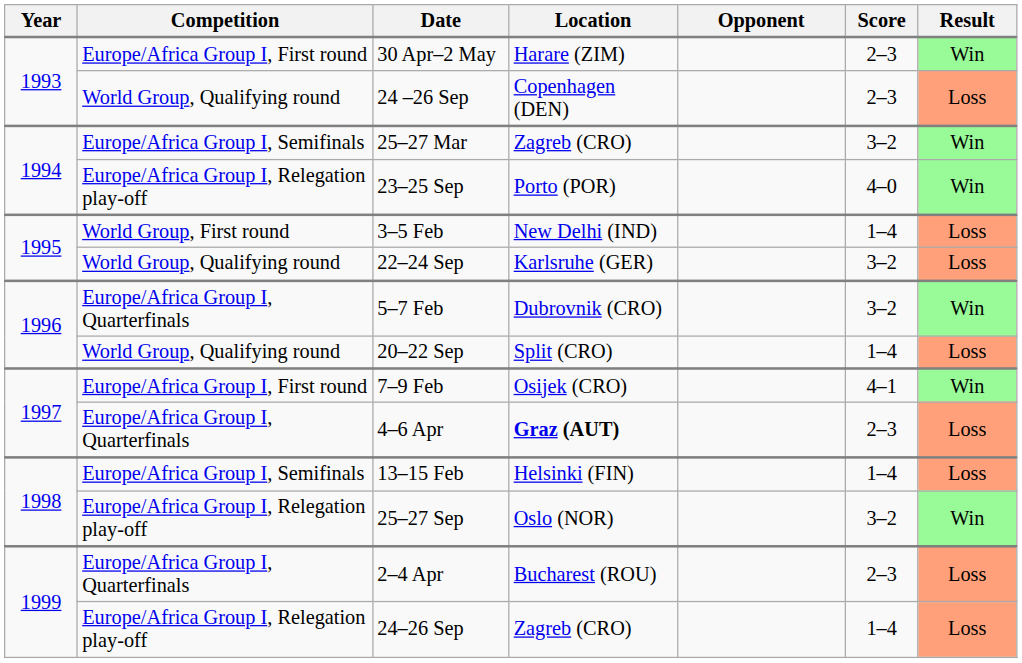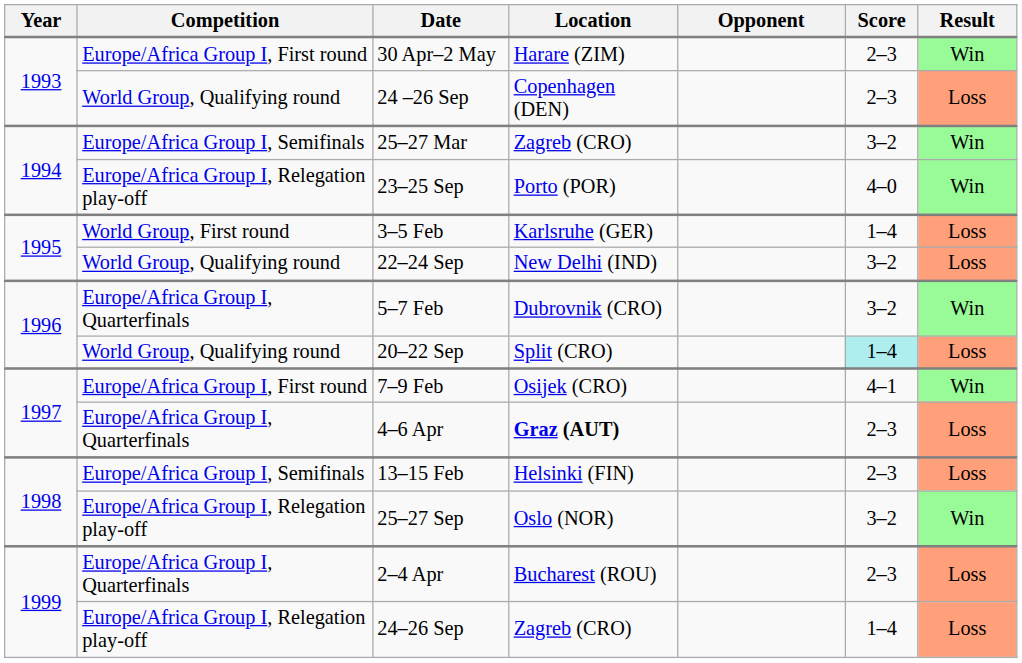(585, 231) New Delhi (IND) -> (583, 231) Karlsruhe (GER)
(583, 263) Karlsruhe (GER) -> (585, 263) New Delhi (IND)
(882, 352) no background -> (882, 352) paleturquoise background
(882, 474) 1–4 -> (882, 474) 2–3
